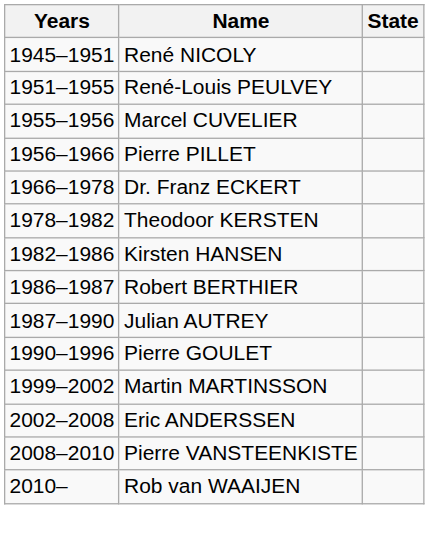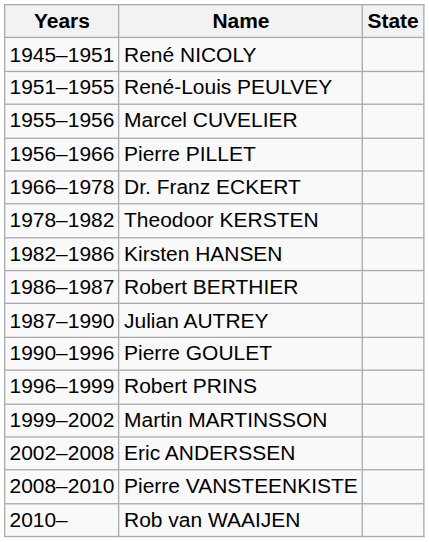+ row: (190, 386)
